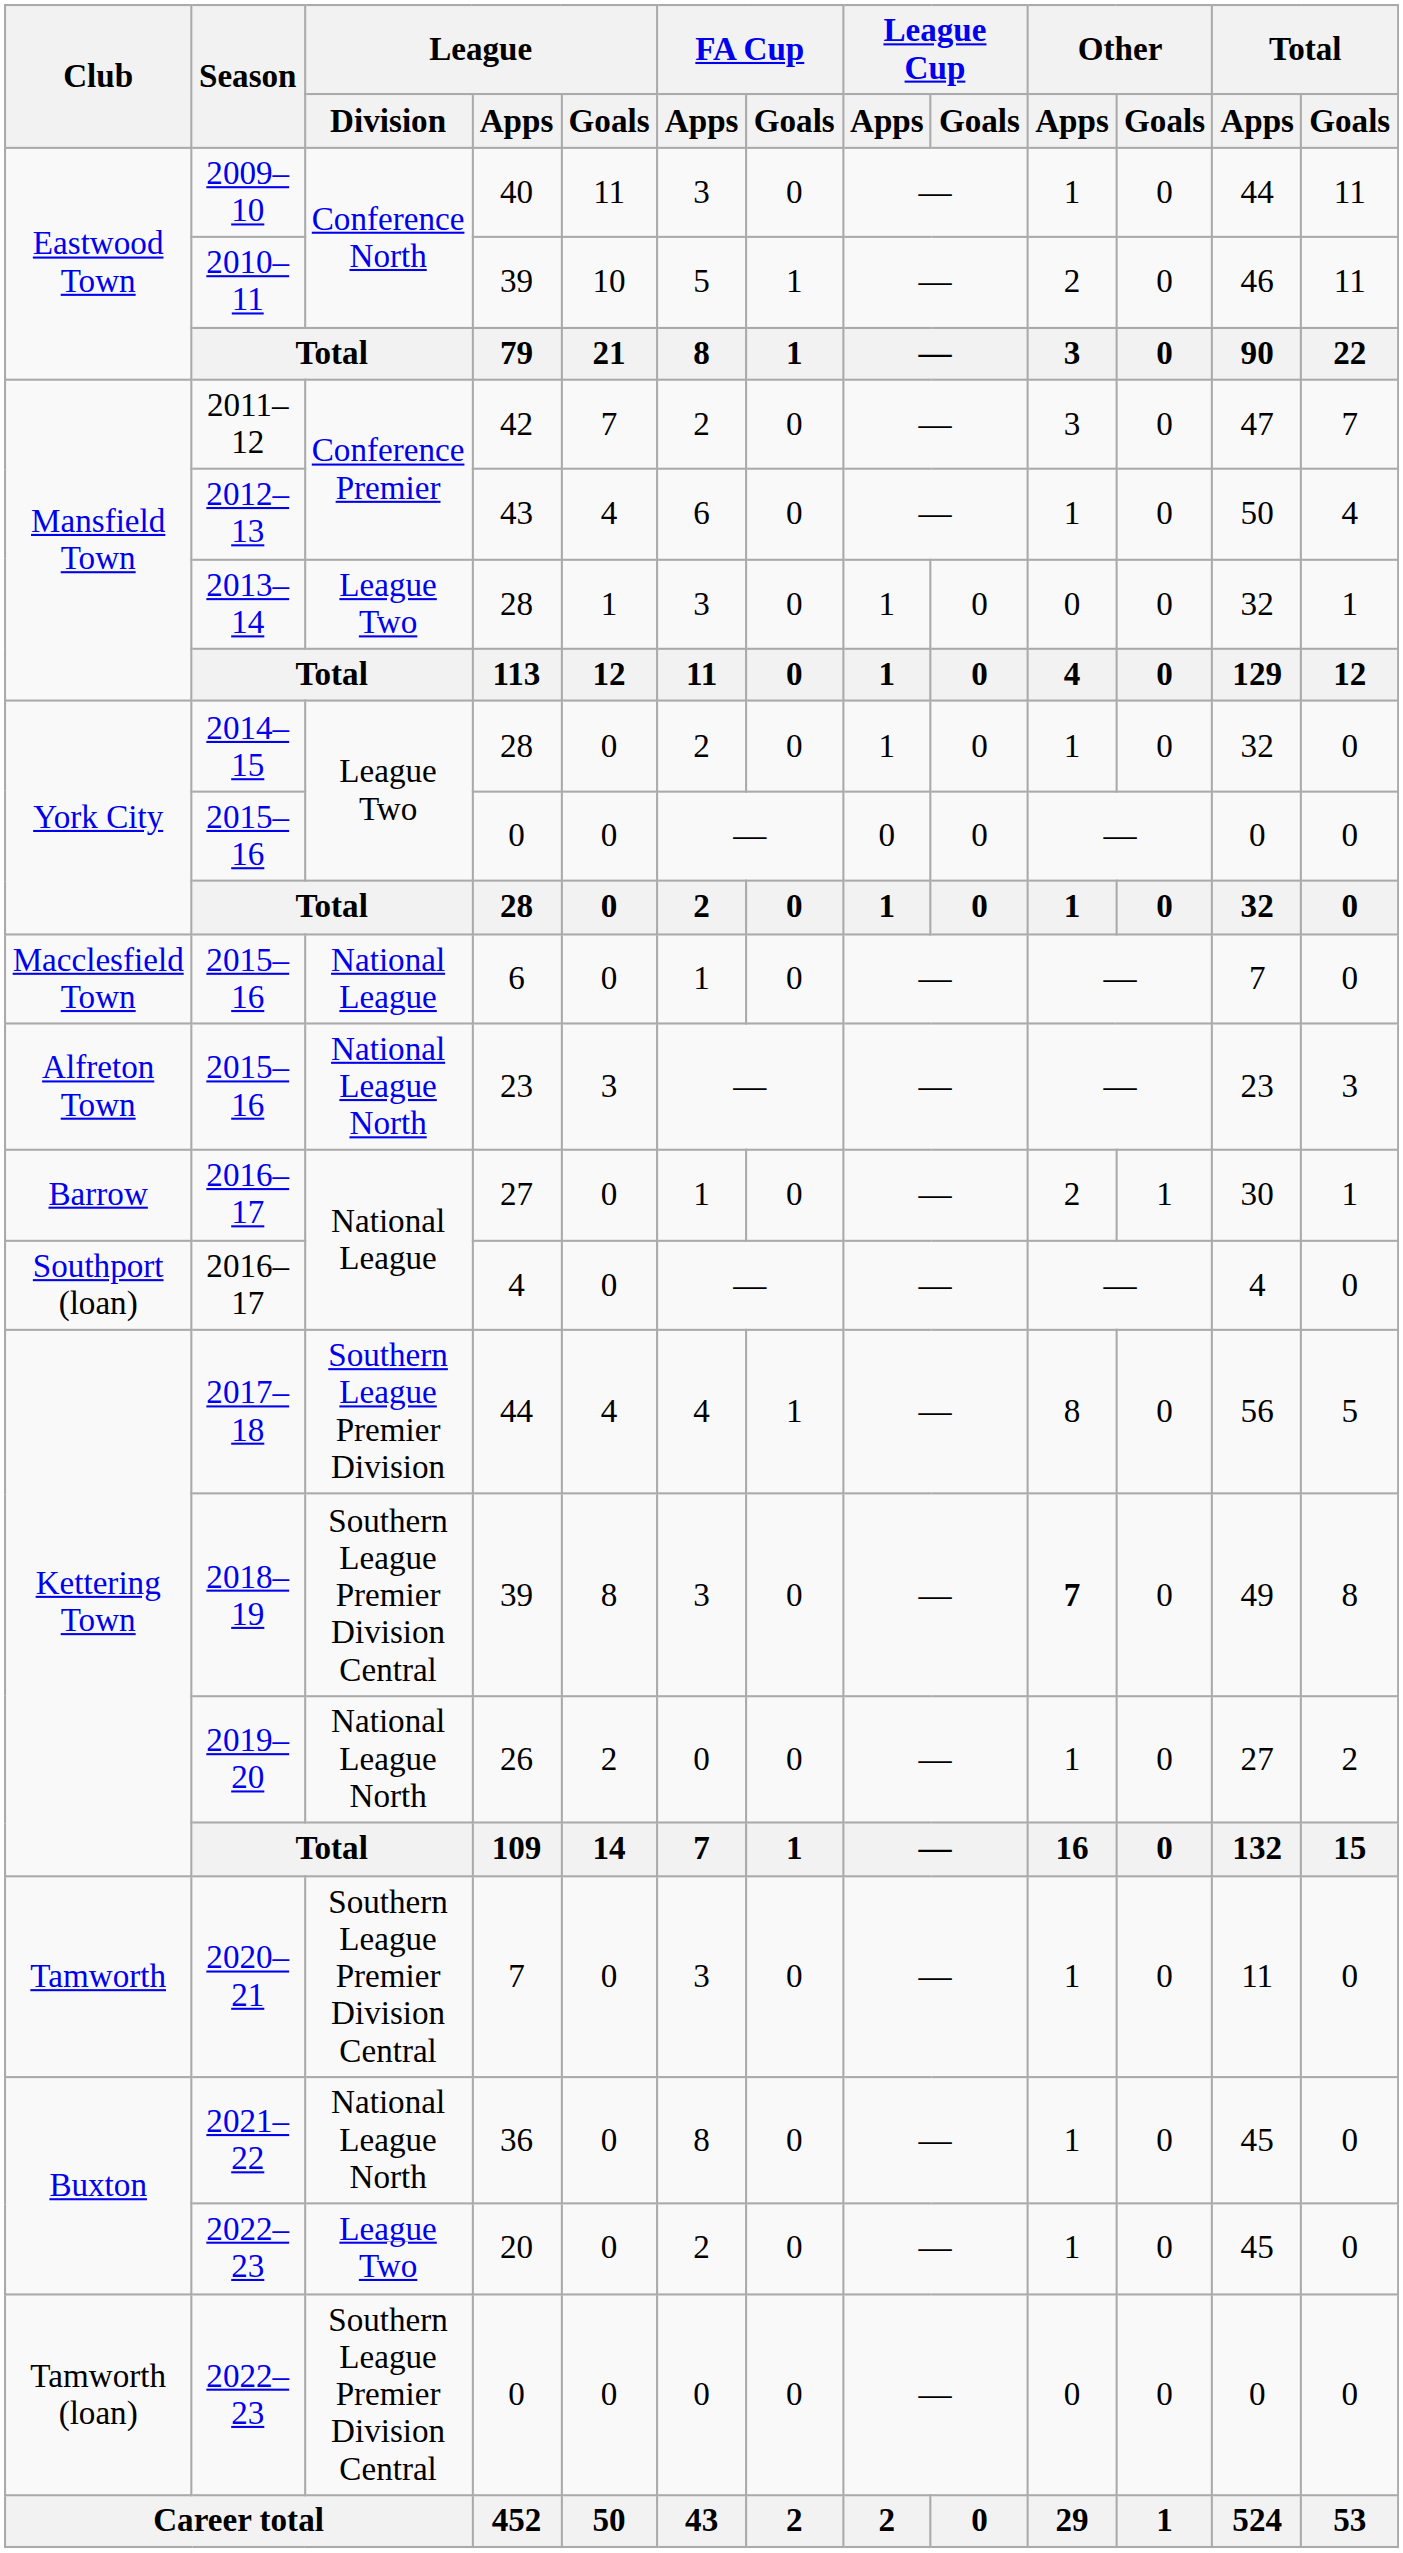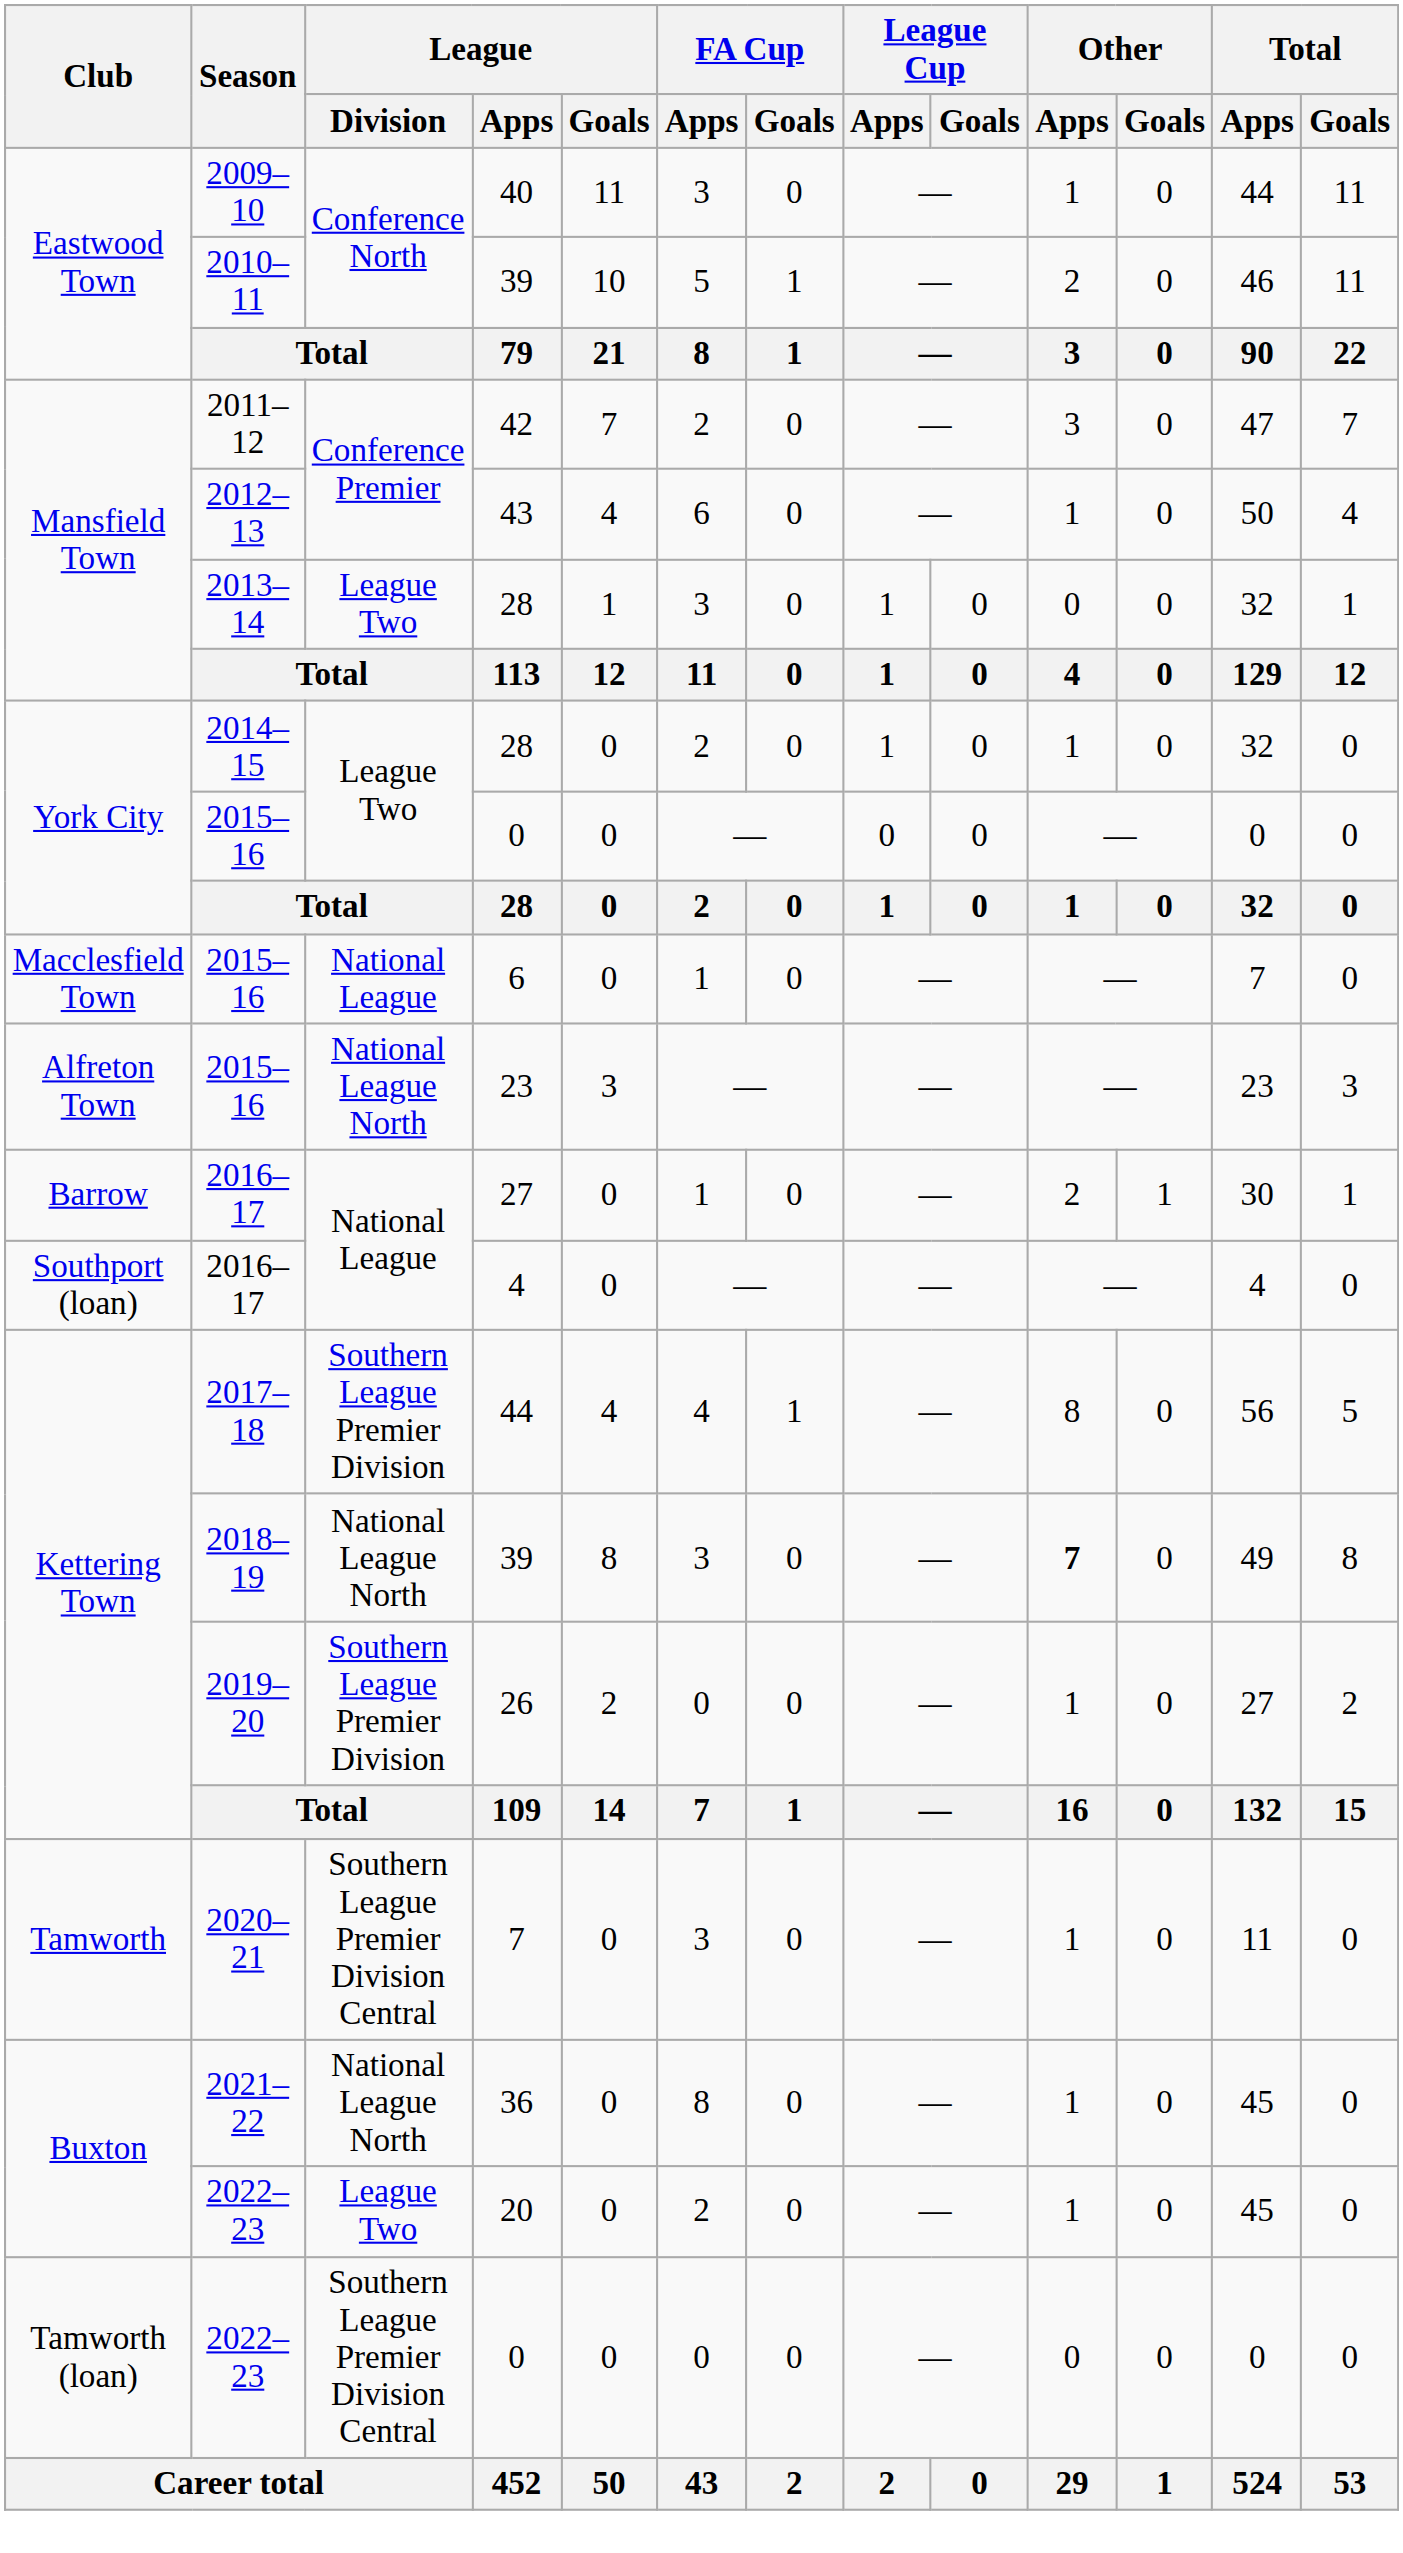(388, 1594) Southern League Premier Division Central -> (388, 1557) National League North
(388, 1758) National League North -> (388, 1702) Southern League Premier Division
